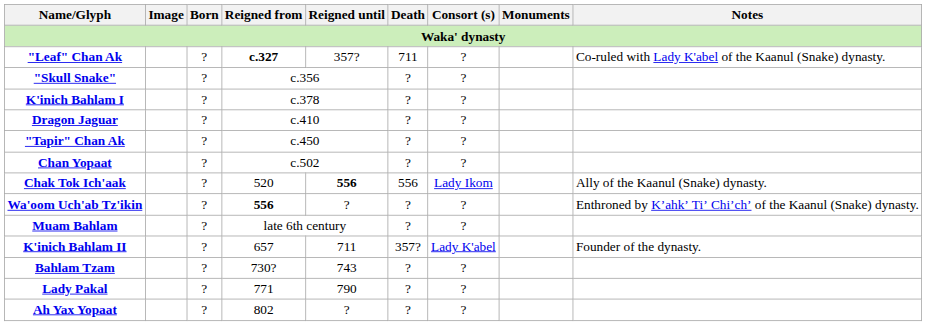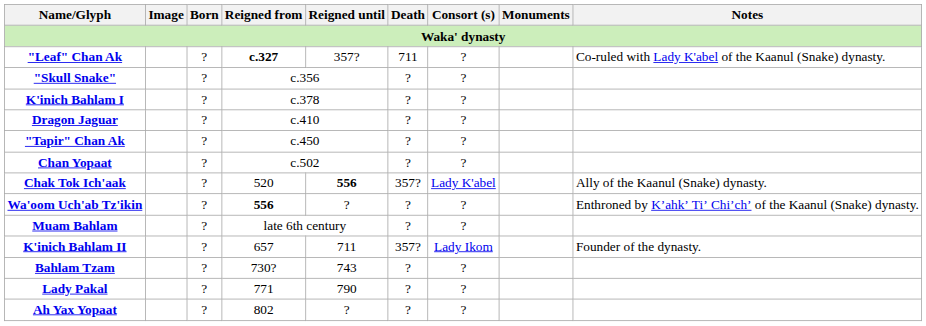(408, 183) 556 -> (408, 183) 357?
(463, 183) Lady Ikom -> (463, 183) Lady K'abel
(463, 246) Lady K'abel -> (463, 246) Lady Ikom
